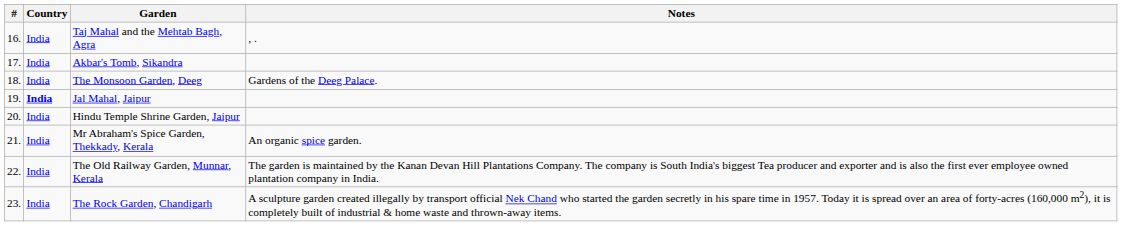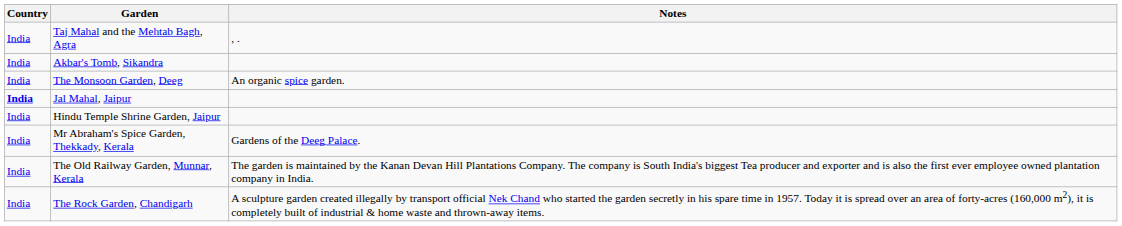- column: (14, 13)
(313, 80) Gardens of the Deeg Palace. -> (288, 80) An organic spice garden.
(305, 140) An organic spice garden. -> (296, 140) Gardens of the Deeg Palace.
